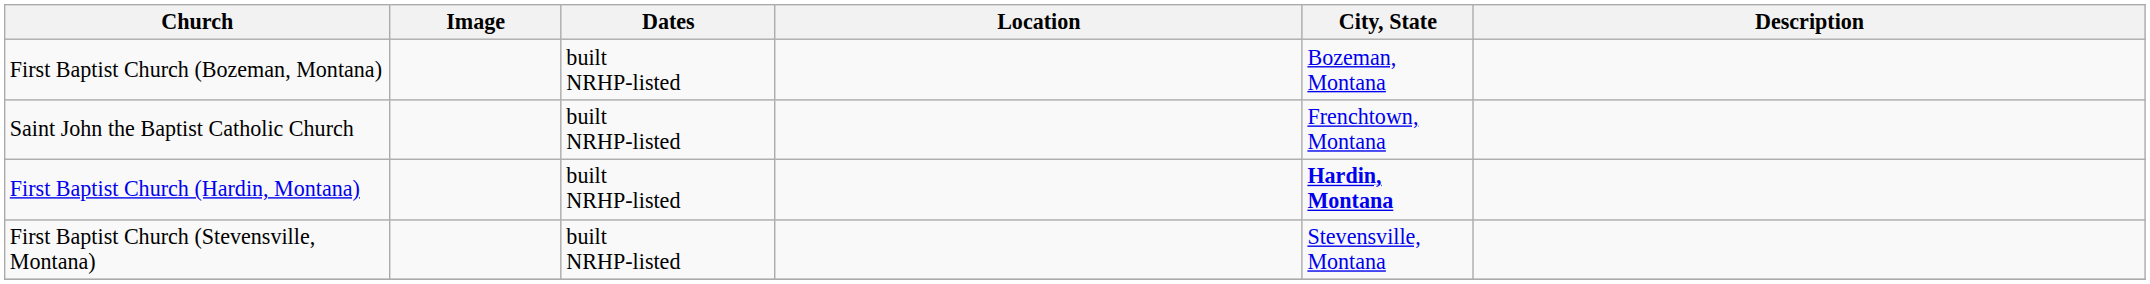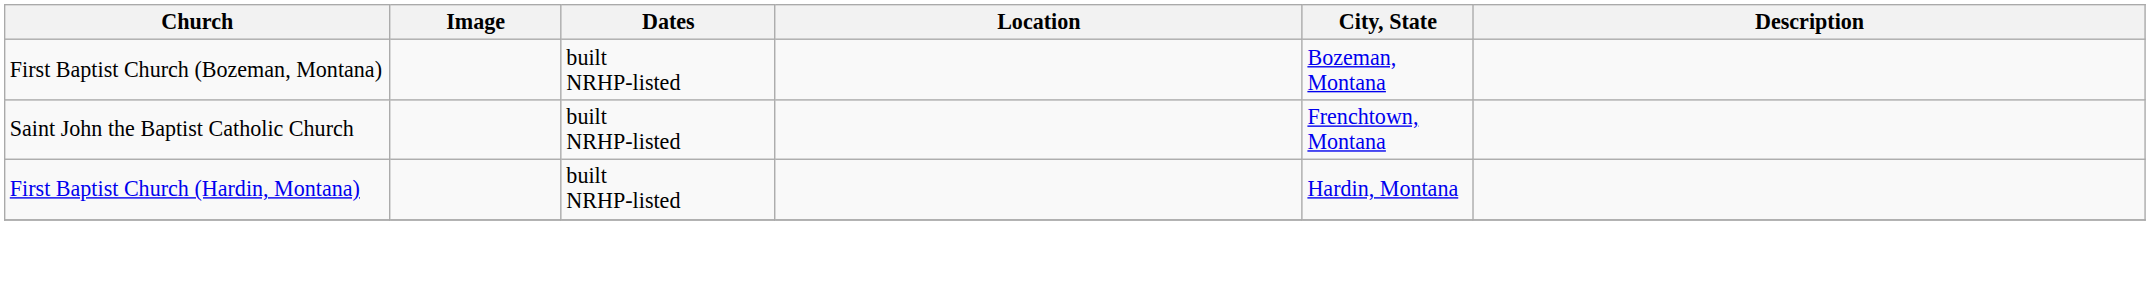(1350, 189) bold -> (1383, 189) normal
- row: (162, 249)
